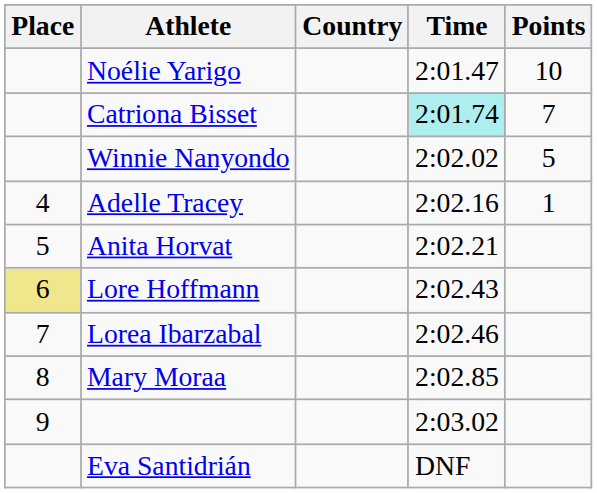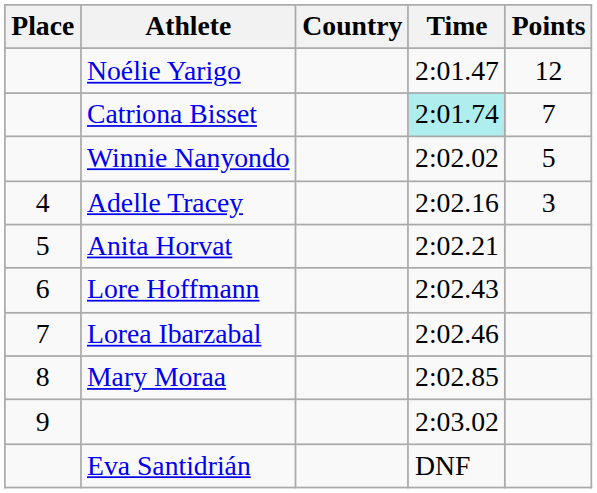(549, 70) 10 -> (549, 70) 12
(549, 202) 1 -> (549, 202) 3
(43, 289) khaki background -> (43, 289) no background
